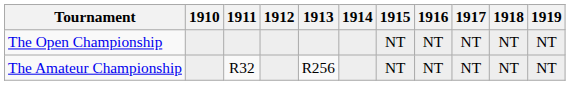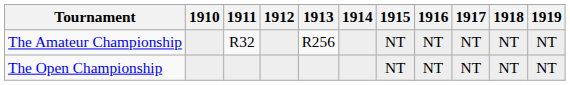rows swapped: (85, 42) <-> (95, 67)
